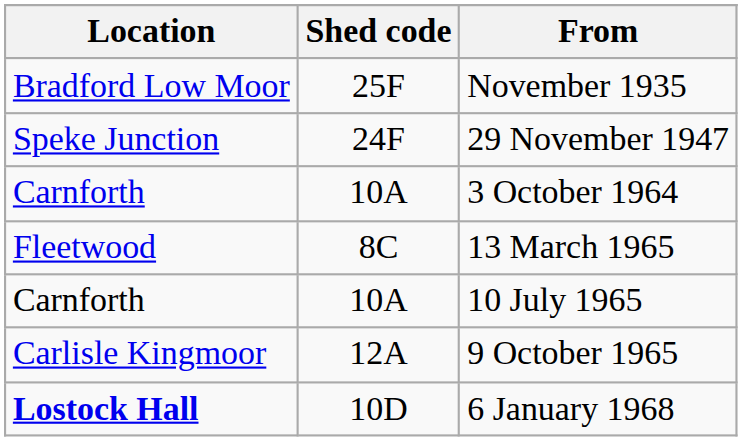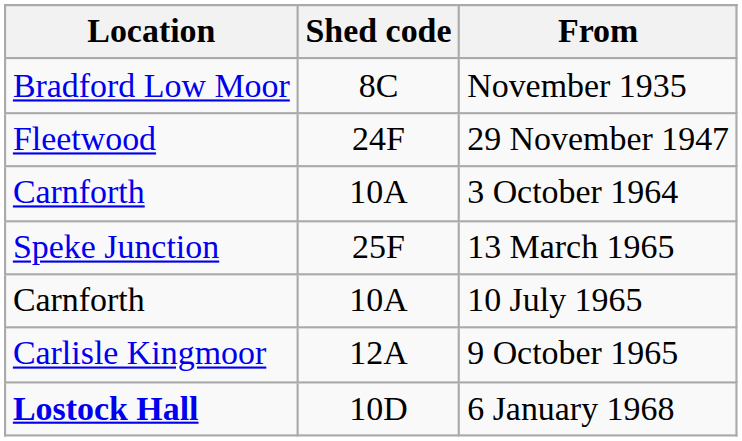(379, 85) 25F -> (378, 85) 8C
(116, 138) Speke Junction -> (84, 138) Fleetwood
(84, 246) Fleetwood -> (116, 246) Speke Junction
(378, 246) 8C -> (379, 246) 25F
